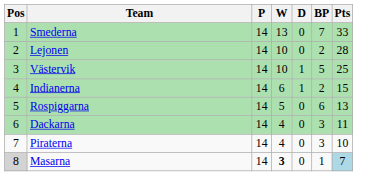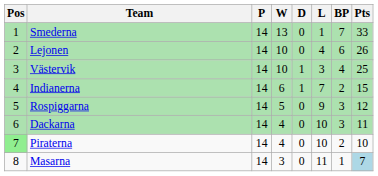+ column: (322, 13)
(322, 50) 2 -> (342, 50) 6
(342, 50) 28 -> (362, 50) 26
(322, 69) 5 -> (342, 69) 4
(322, 106) 6 -> (342, 106) 3
(342, 106) 13 -> (362, 106) 12
(16, 143) no background -> (16, 143) lightgreen background
(322, 143) 3 -> (342, 143) 2
(16, 161) lightgrey background -> (16, 161) no background
(282, 161) bold -> (282, 161) normal
